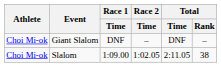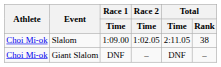rows swapped: (75, 41) <-> (64, 55)
